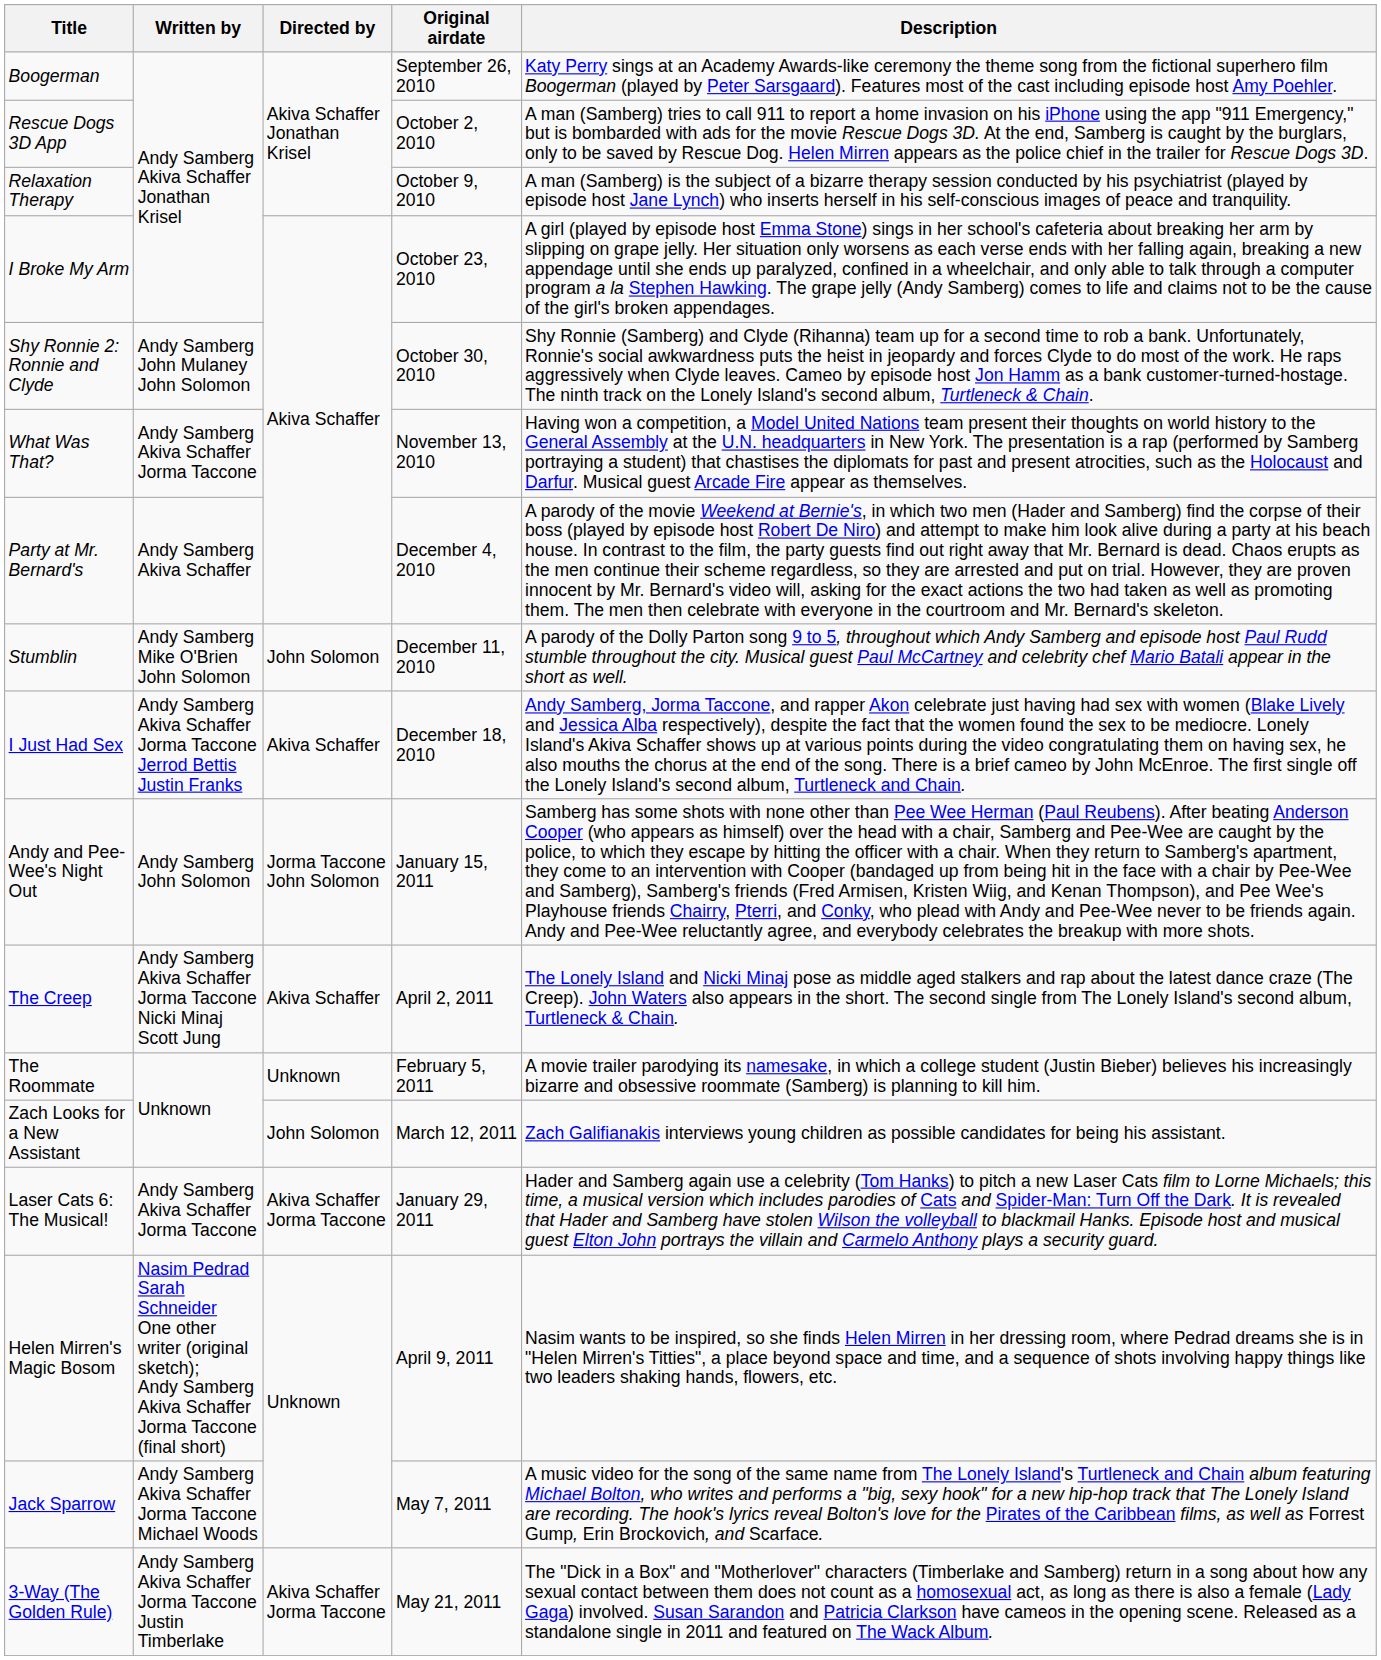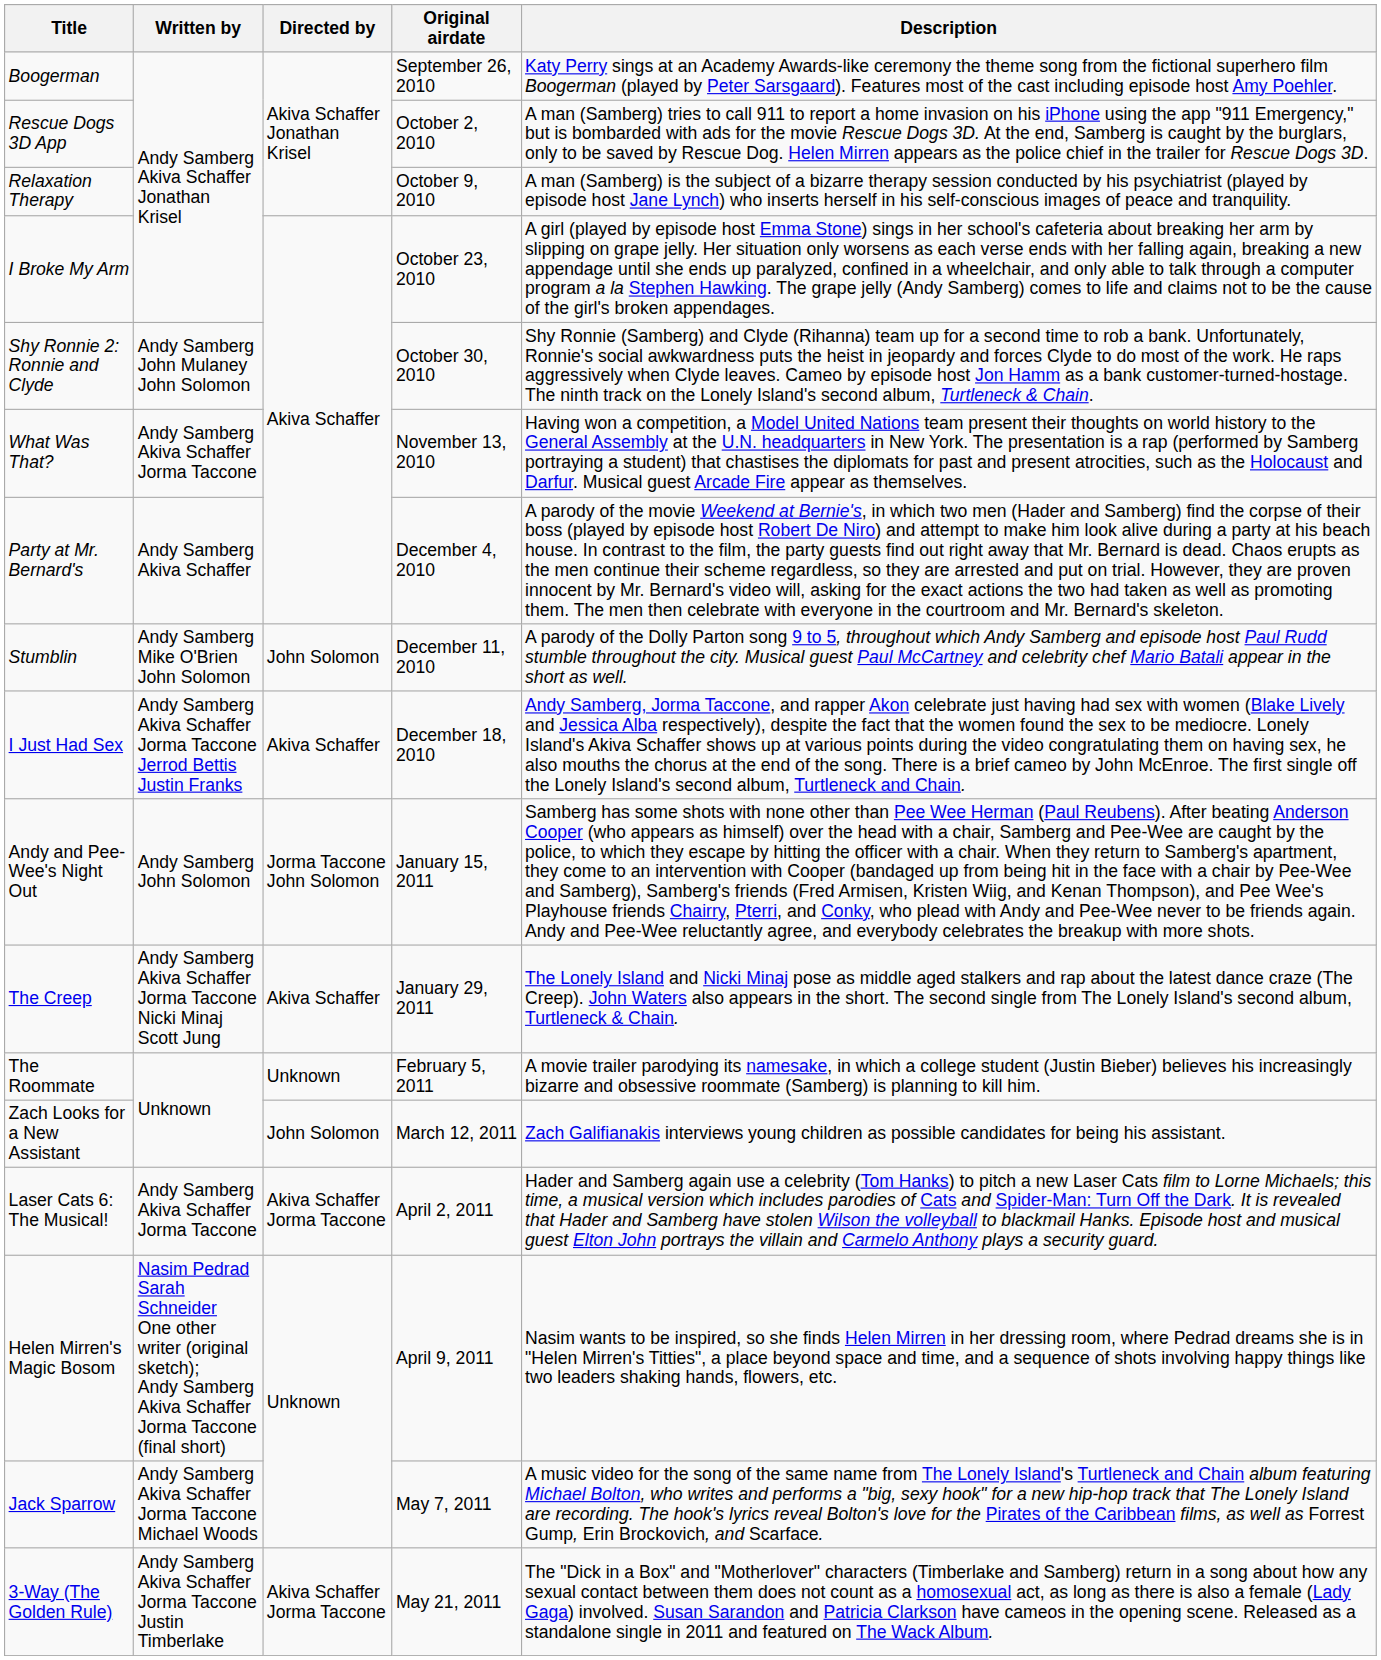(445, 998) April 2, 2011 -> (442, 998) January 29, 2011
(442, 1211) January 29, 2011 -> (445, 1211) April 2, 2011
